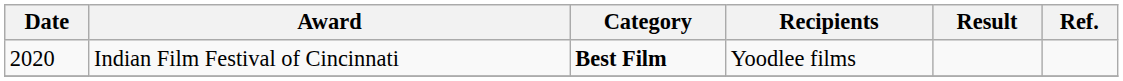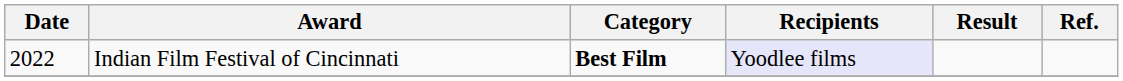(32, 57) 2020 -> (32, 57) 2022
(793, 57) no background -> (793, 57) lavender background
